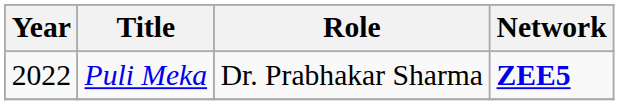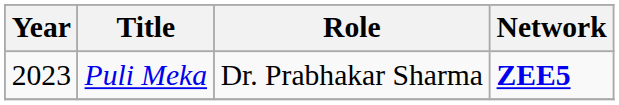(41, 74) 2022 -> (41, 74) 2023
